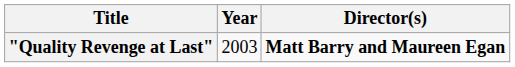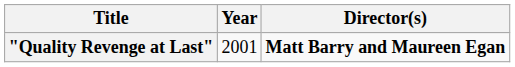(239, 47) 2003 -> (239, 47) 2001
